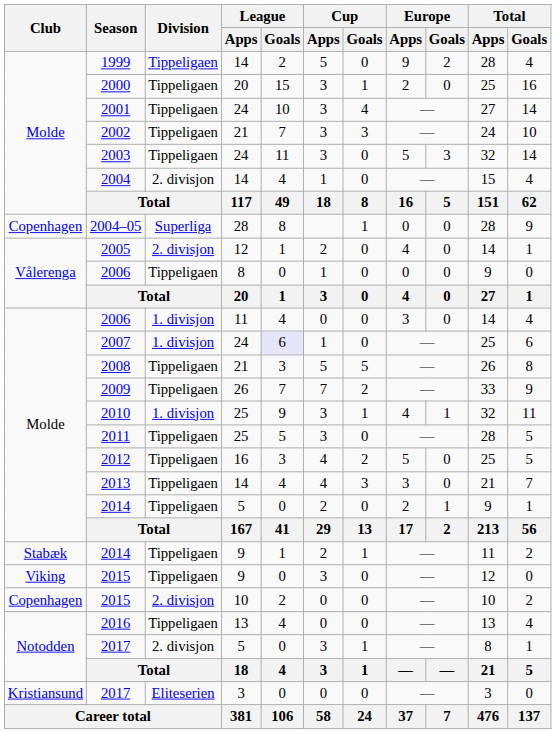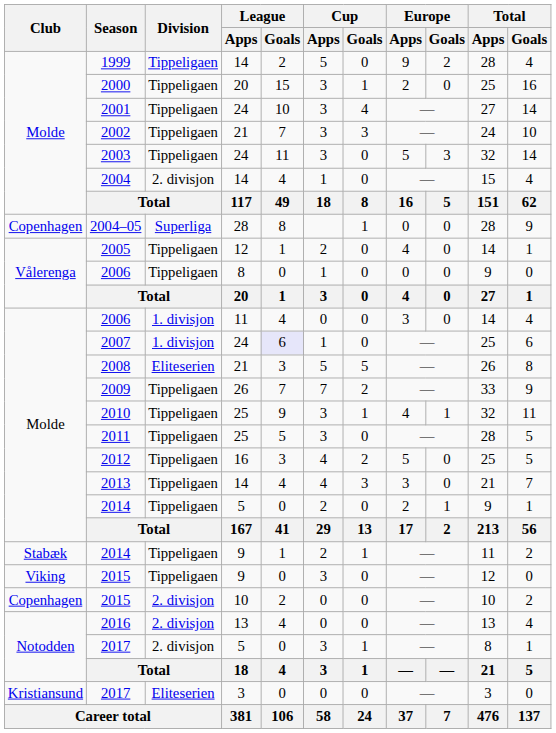(183, 249) 2. divisjon -> (183, 249) Tippeligaen
(183, 366) Tippeligaen -> (183, 366) Eliteserien
(183, 413) 1. divisjon -> (183, 413) Tippeligaen
(183, 623) Tippeligaen -> (183, 623) 2. divisjon
